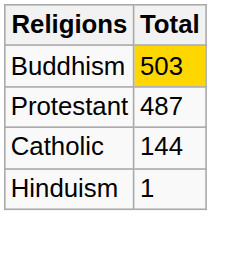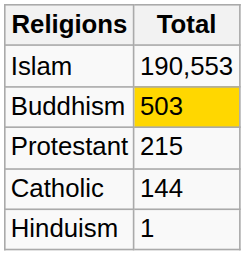+ row: (42, 65)
(162, 106) 487 -> (162, 147) 215
